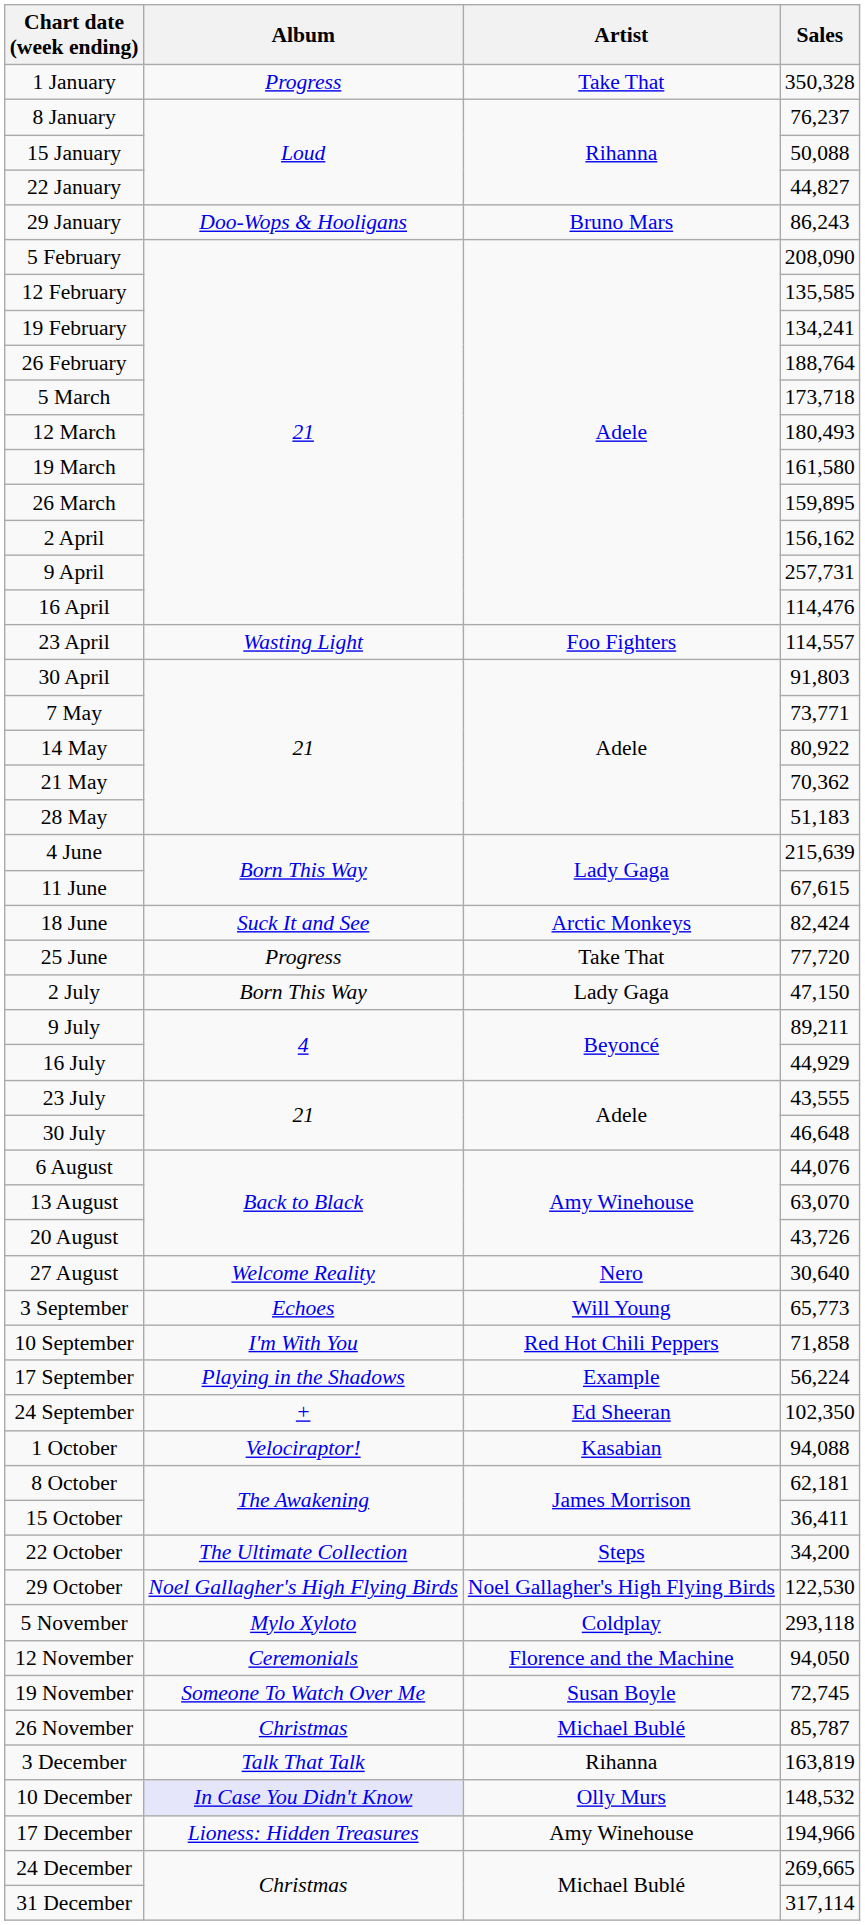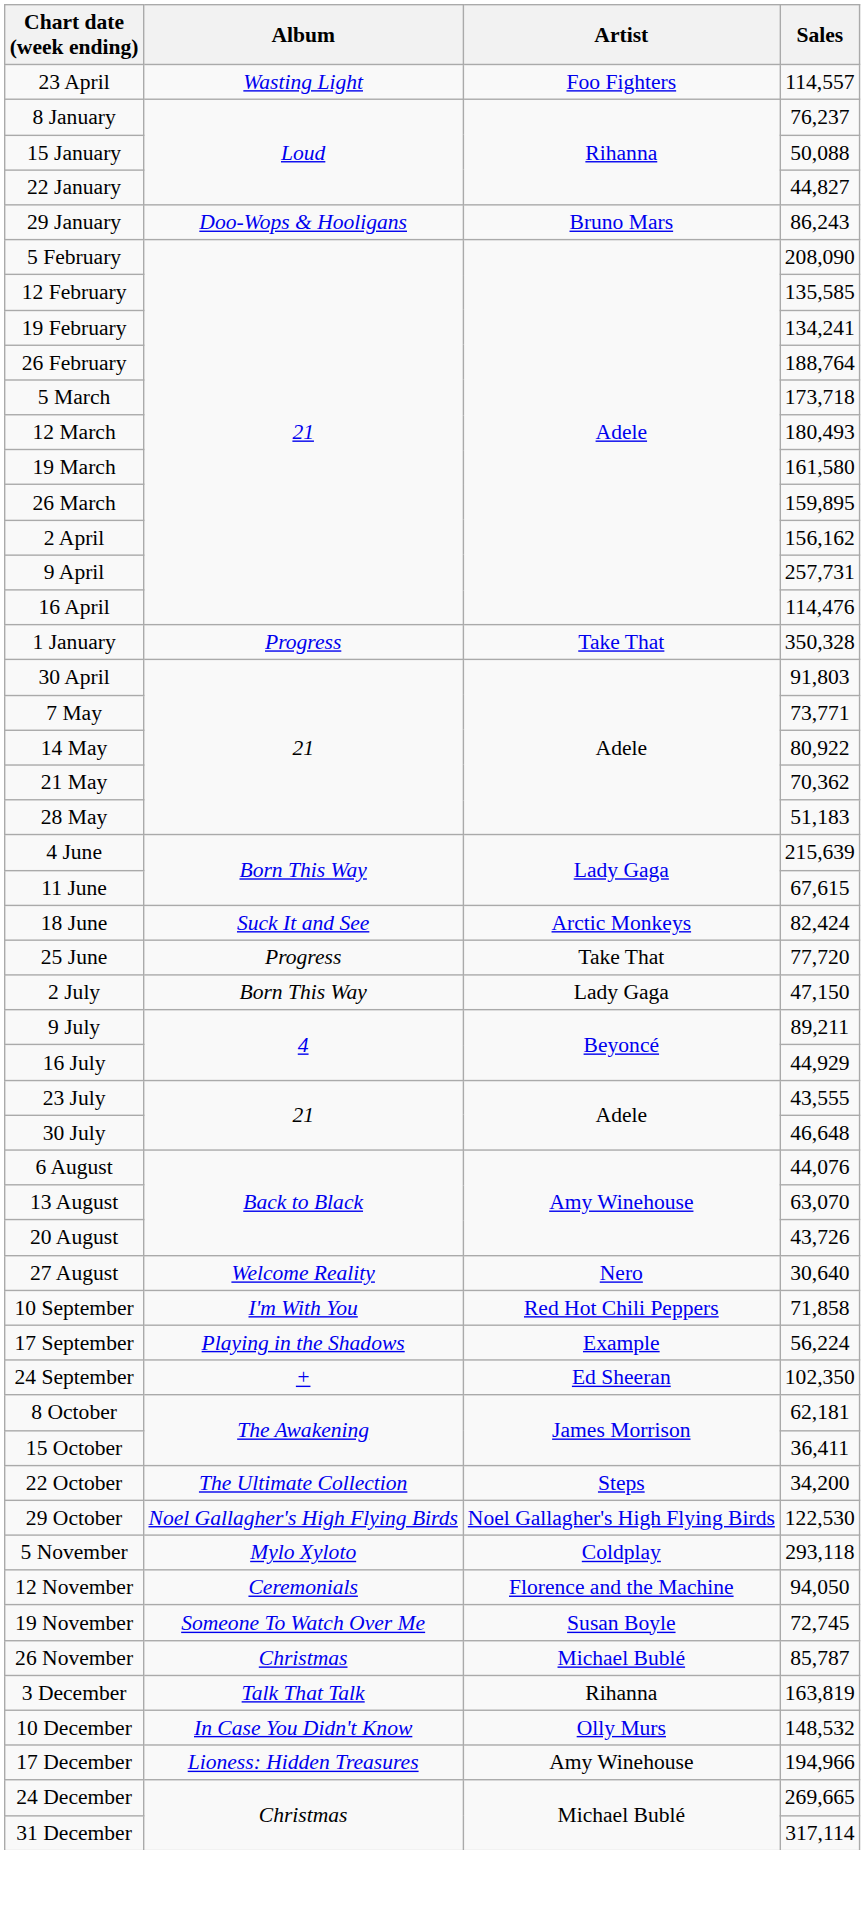rows swapped: (74, 81) <-> (74, 641)
- row: (74, 1306)
- row: (74, 1446)
(303, 1797) lavender background -> (303, 1727) no background
